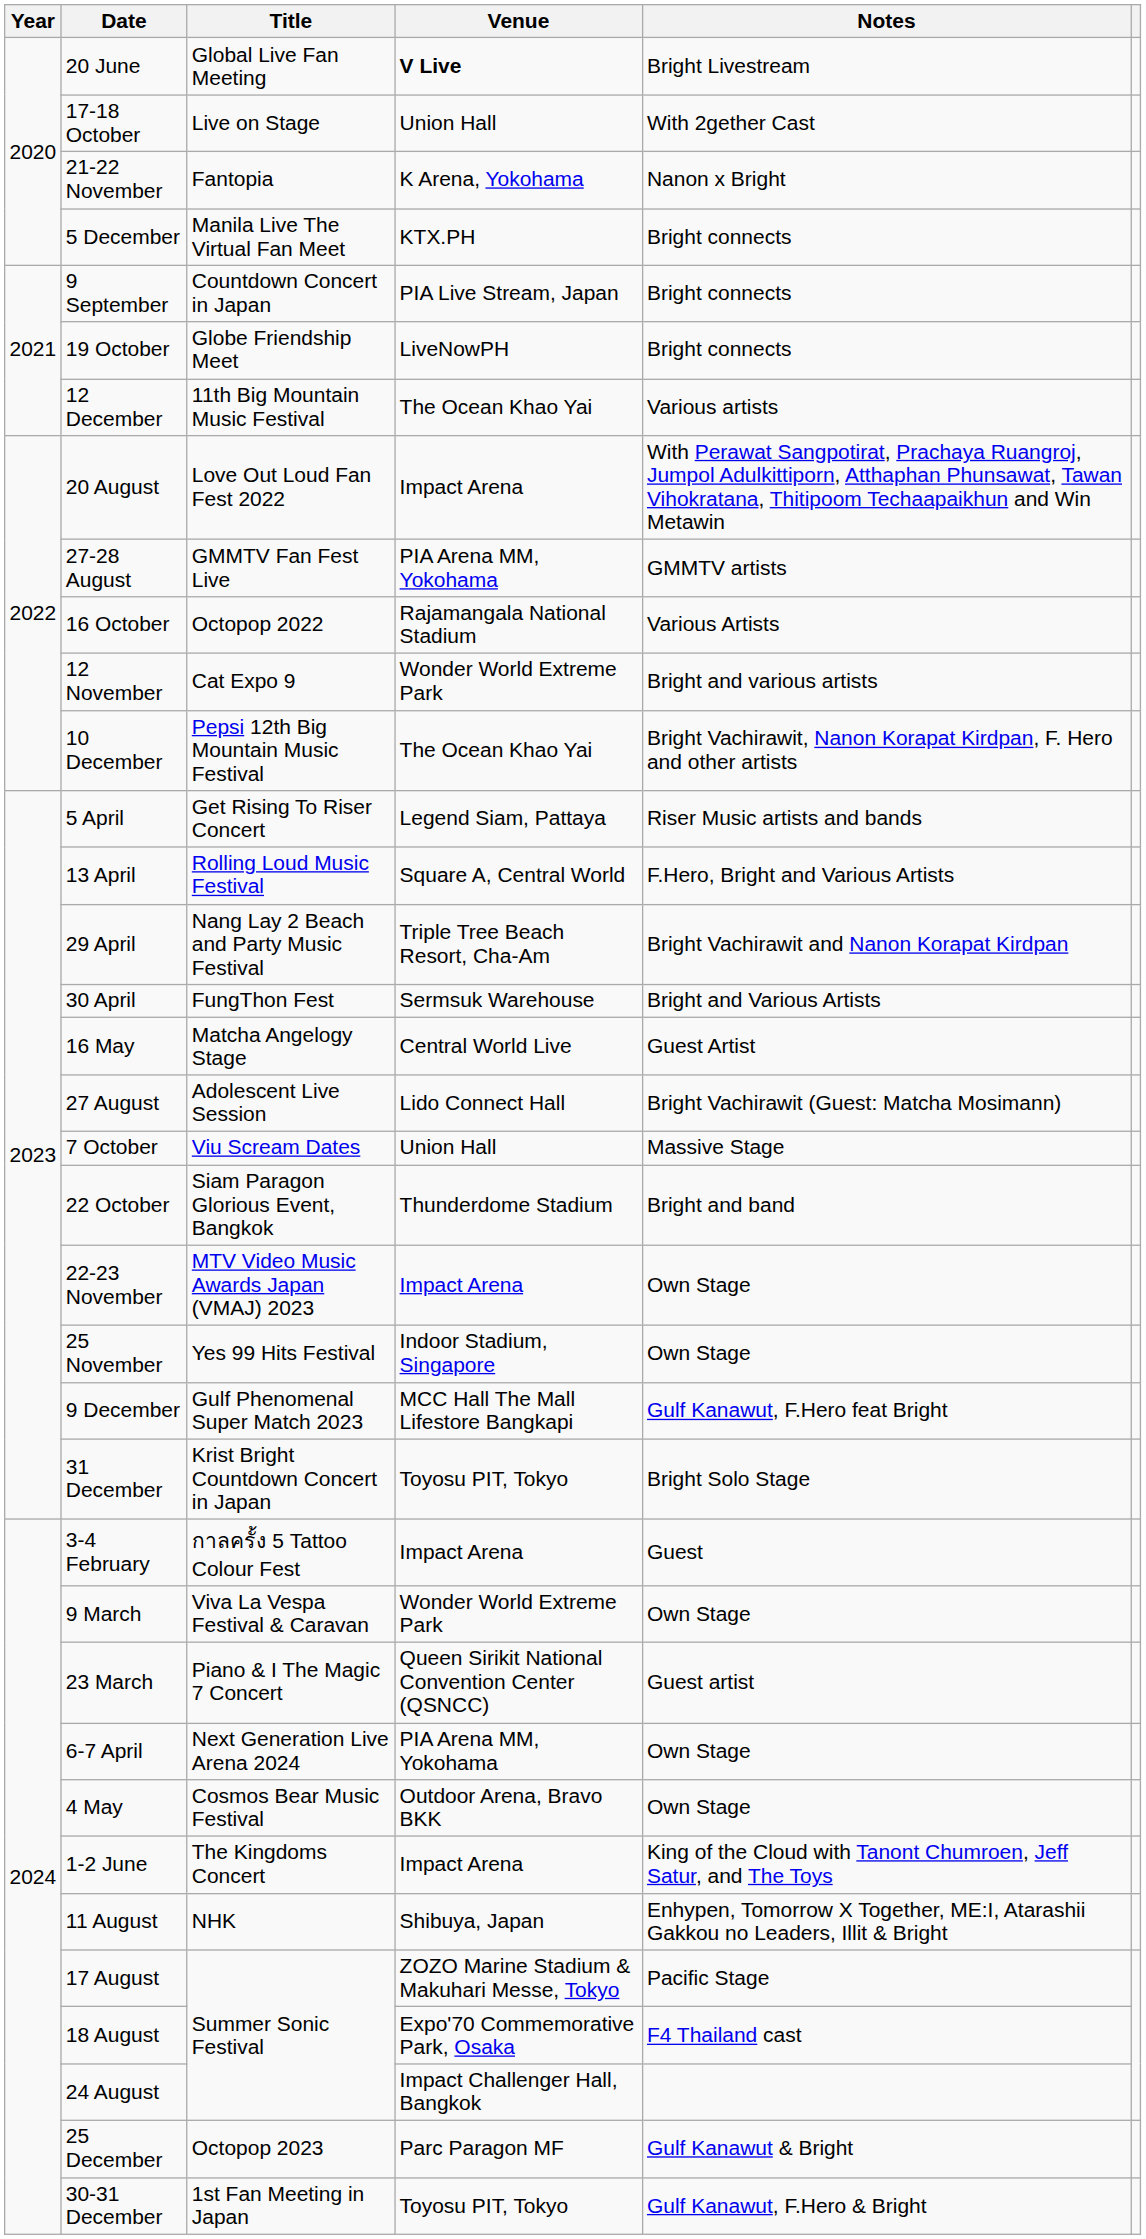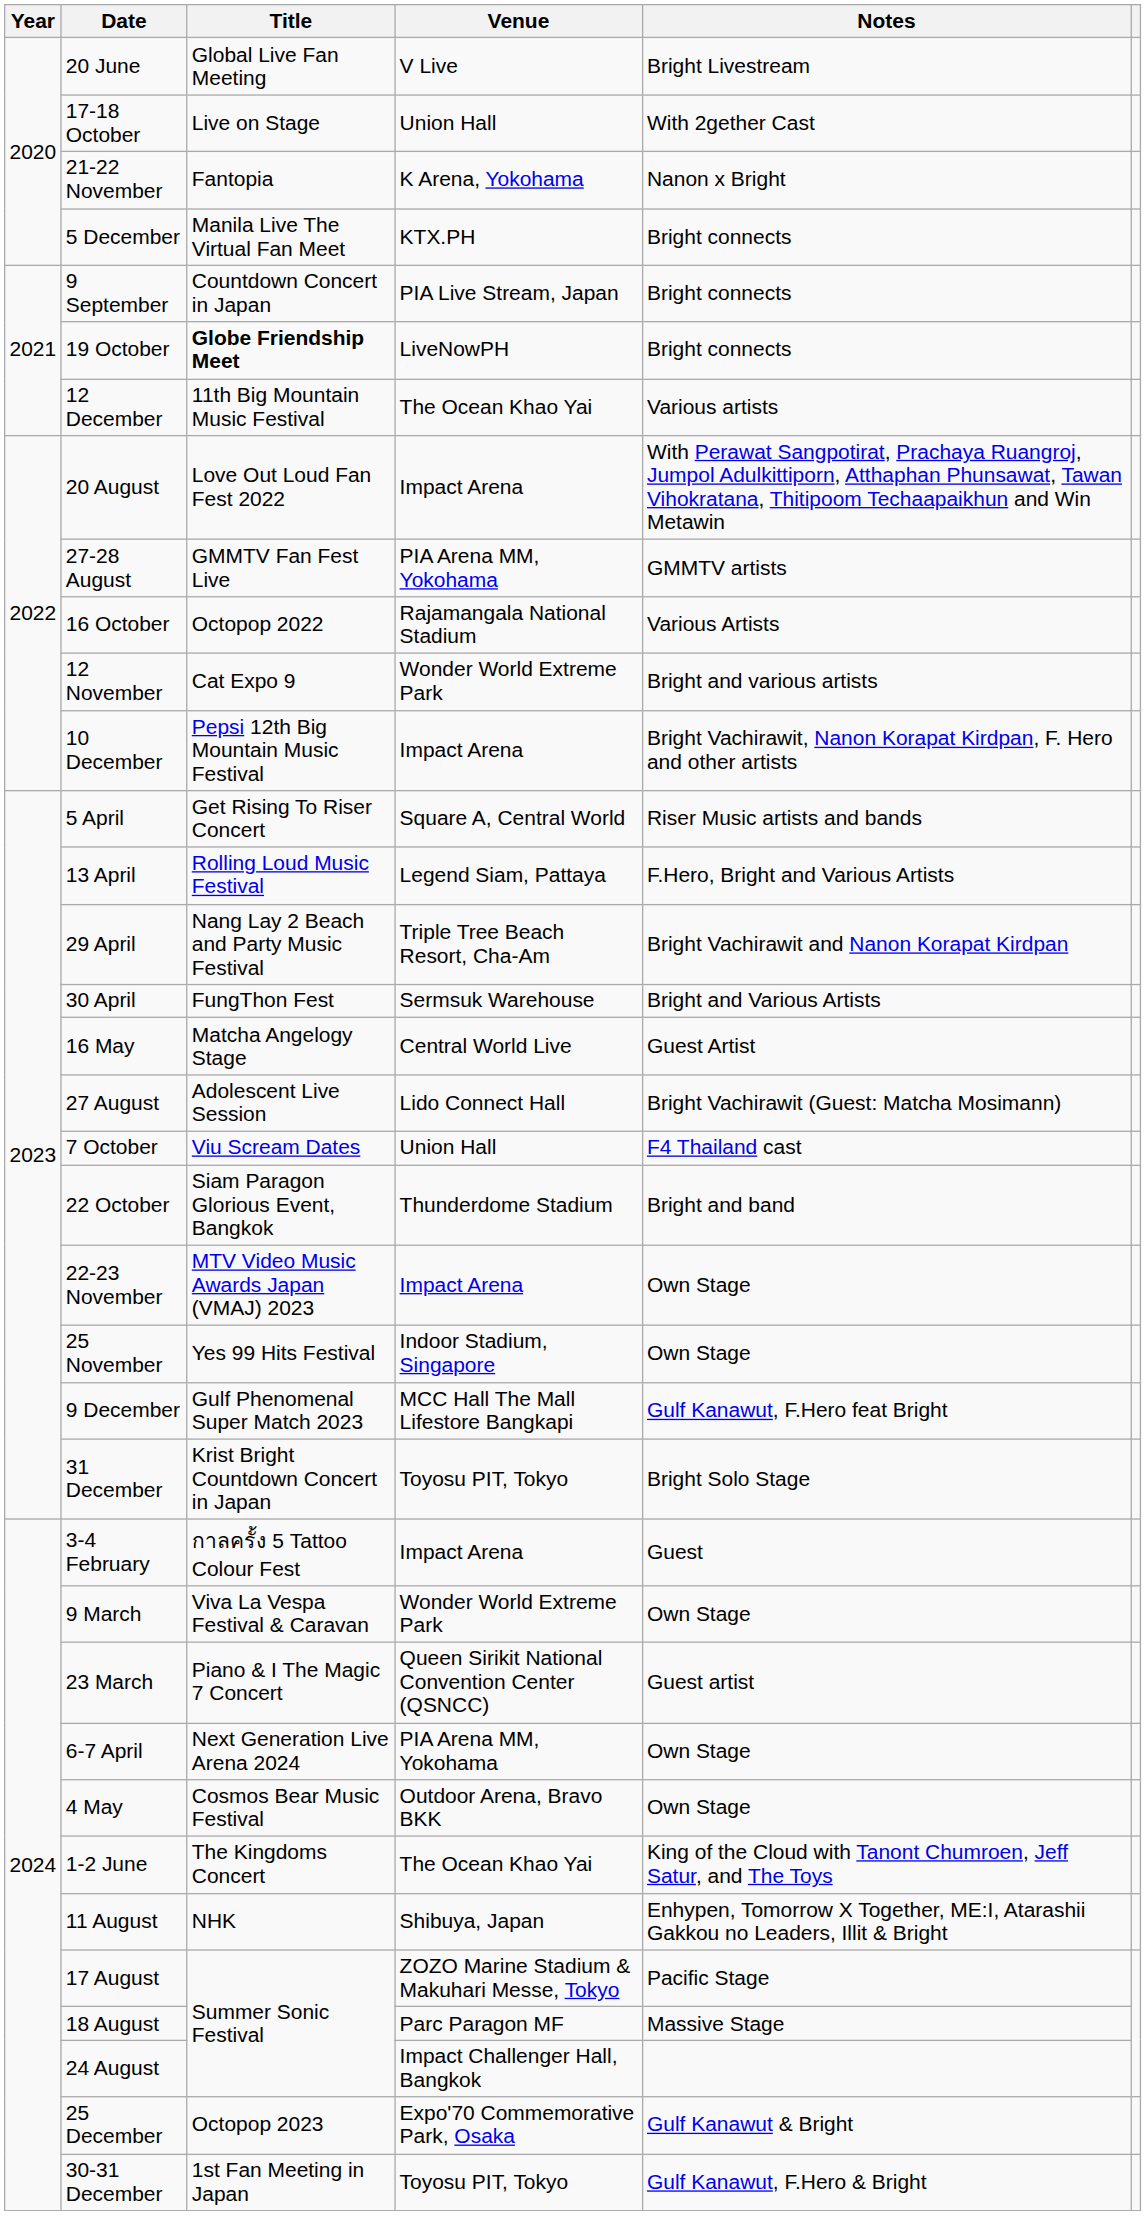(430, 66) bold -> (429, 66) normal
(272, 350) normal -> (278, 350) bold
(496, 750) The Ocean Khao Yai -> (461, 750) Impact Arena
(503, 818) Legend Siam, Pattaya -> (512, 818) Square A, Central World
(512, 875) Square A, Central World -> (503, 875) Legend Siam, Pattaya
(716, 1147) Massive Stage -> (724, 1147) F4 Thailand cast
(461, 1864) Impact Arena -> (496, 1864) The Ocean Khao Yai
(517, 2035) Expo'70 Commemorative Park, Osaka -> (482, 2023) Parc Paragon MF
(724, 2035) F4 Thailand cast -> (716, 2023) Massive Stage
(482, 2148) Parc Paragon MF -> (517, 2125) Expo'70 Commemorative Park, Osaka
